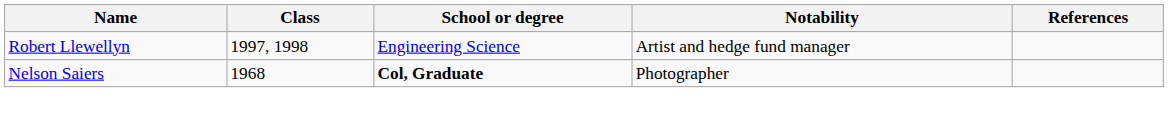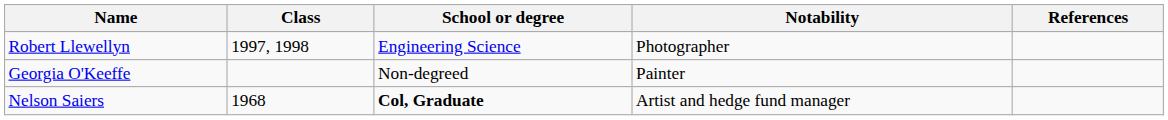(743, 45) Artist and hedge fund manager -> (683, 45) Photographer
+ row: (69, 73)
(682, 73) Photographer -> (743, 100) Artist and hedge fund manager
